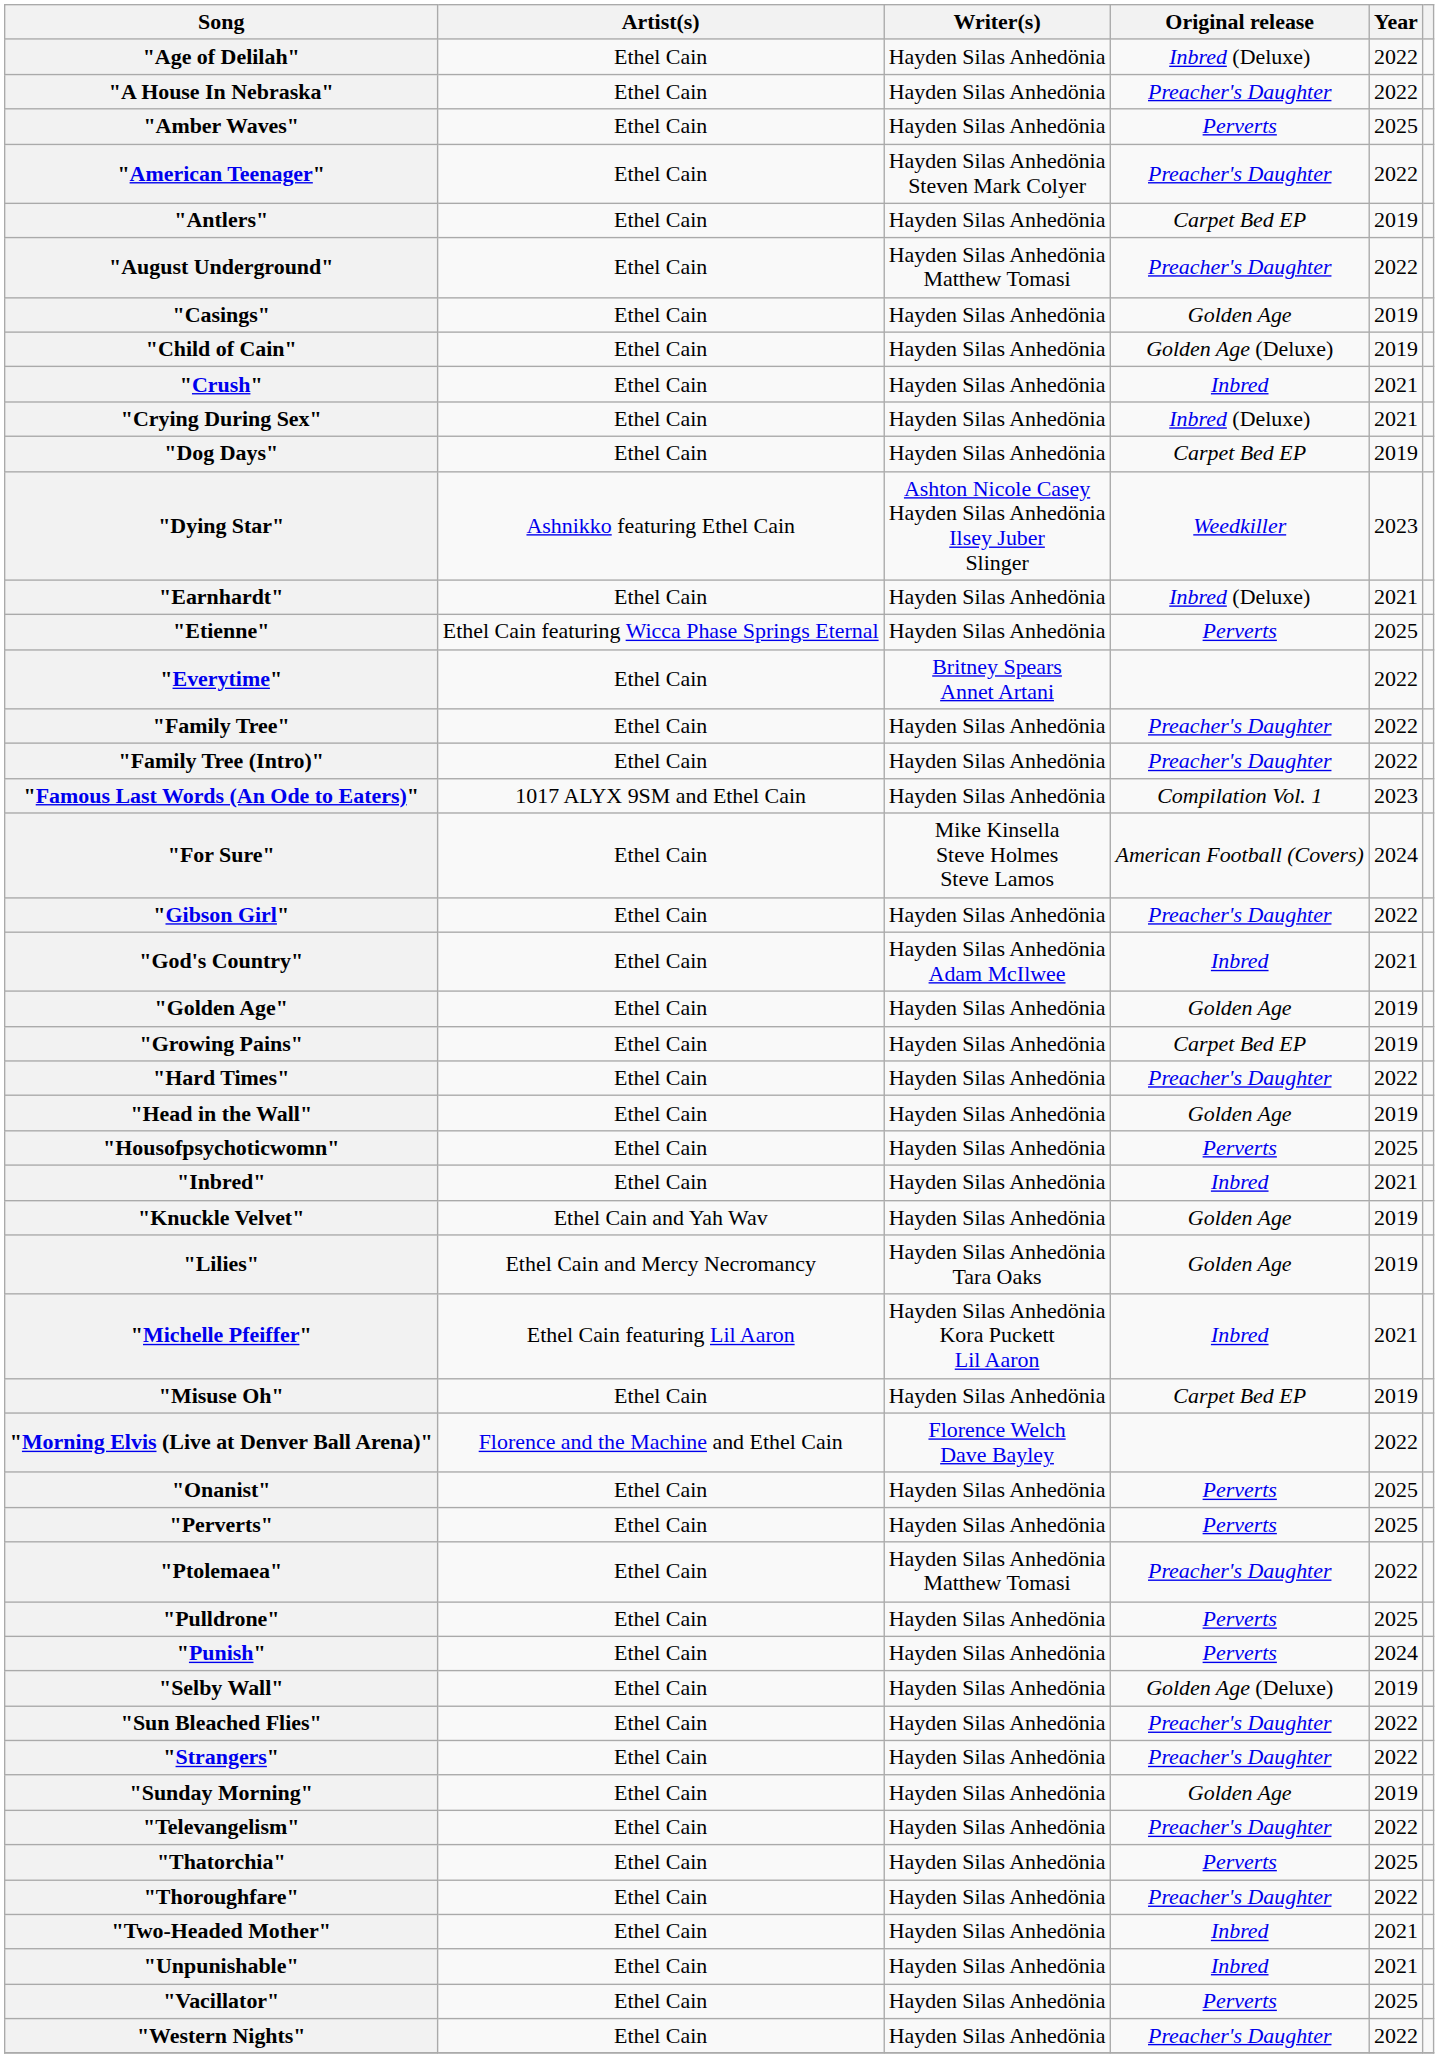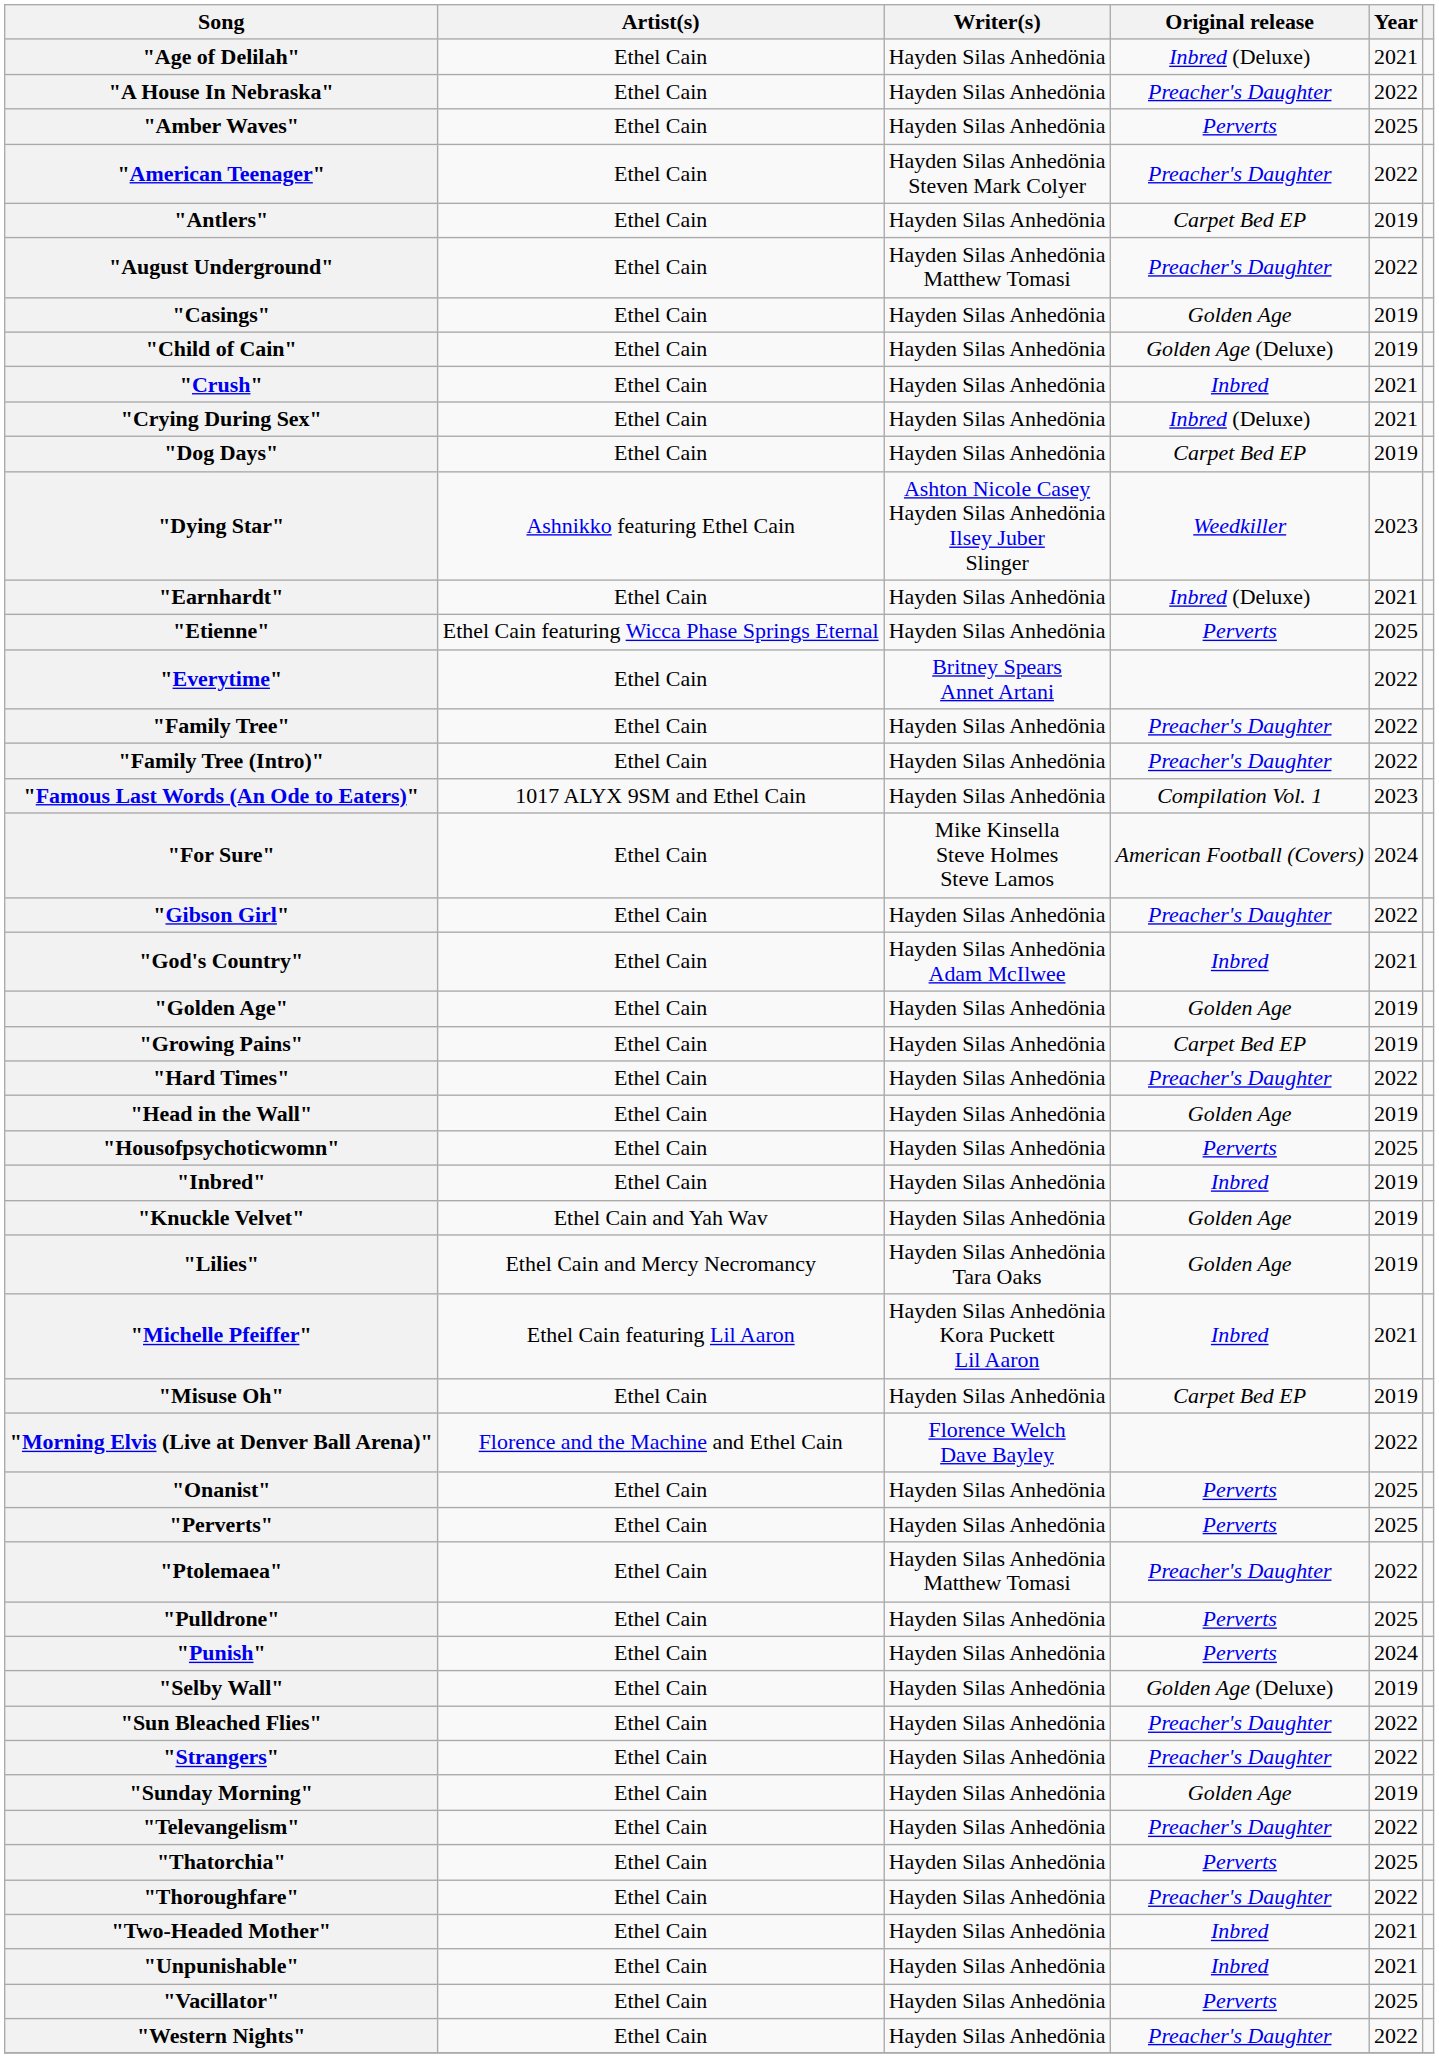(1396, 56) 2022 -> (1396, 56) 2021
(1396, 1182) 2021 -> (1396, 1182) 2019
